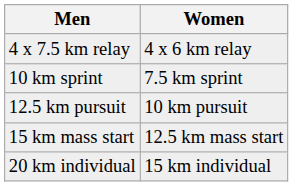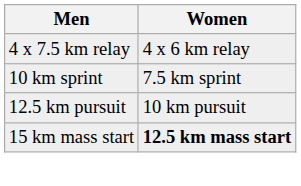(214, 136) normal -> (217, 136) bold
- row: (72, 166)
